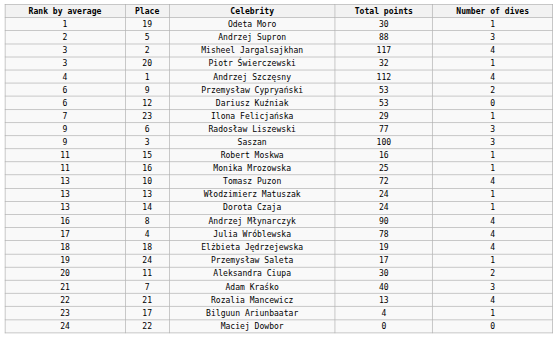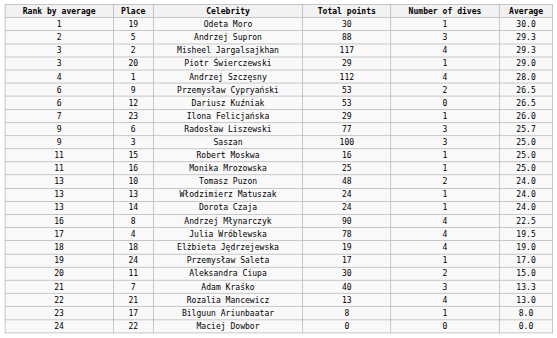+ column: (526, 11)
(384, 63) 32 -> (347, 63) 29
(384, 182) 72 -> (347, 182) 48
(493, 182) 4 -> (445, 182) 2
(384, 313) 4 -> (347, 313) 8
